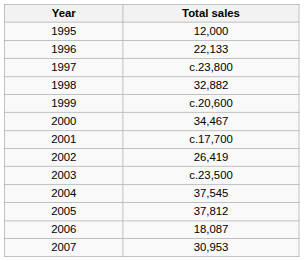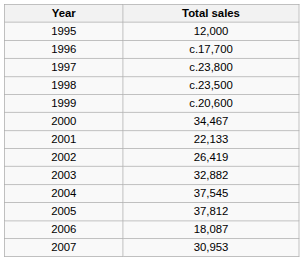(211, 49) 22,133 -> (211, 49) c.17,700
(211, 85) 32,882 -> (211, 85) c.23,500
(211, 139) c.17,700 -> (211, 139) 22,133
(211, 175) c.23,500 -> (211, 175) 32,882
